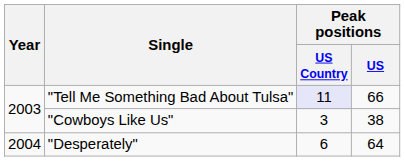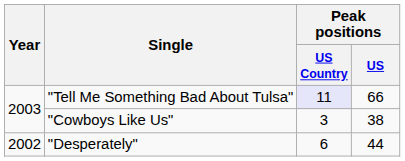(24, 144) 2004 -> (24, 144) 2002
(375, 144) 64 -> (375, 144) 44
